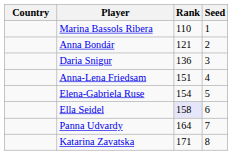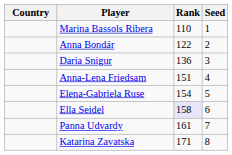(184, 45) 121 -> (184, 45) 122
(184, 126) 164 -> (184, 126) 161
